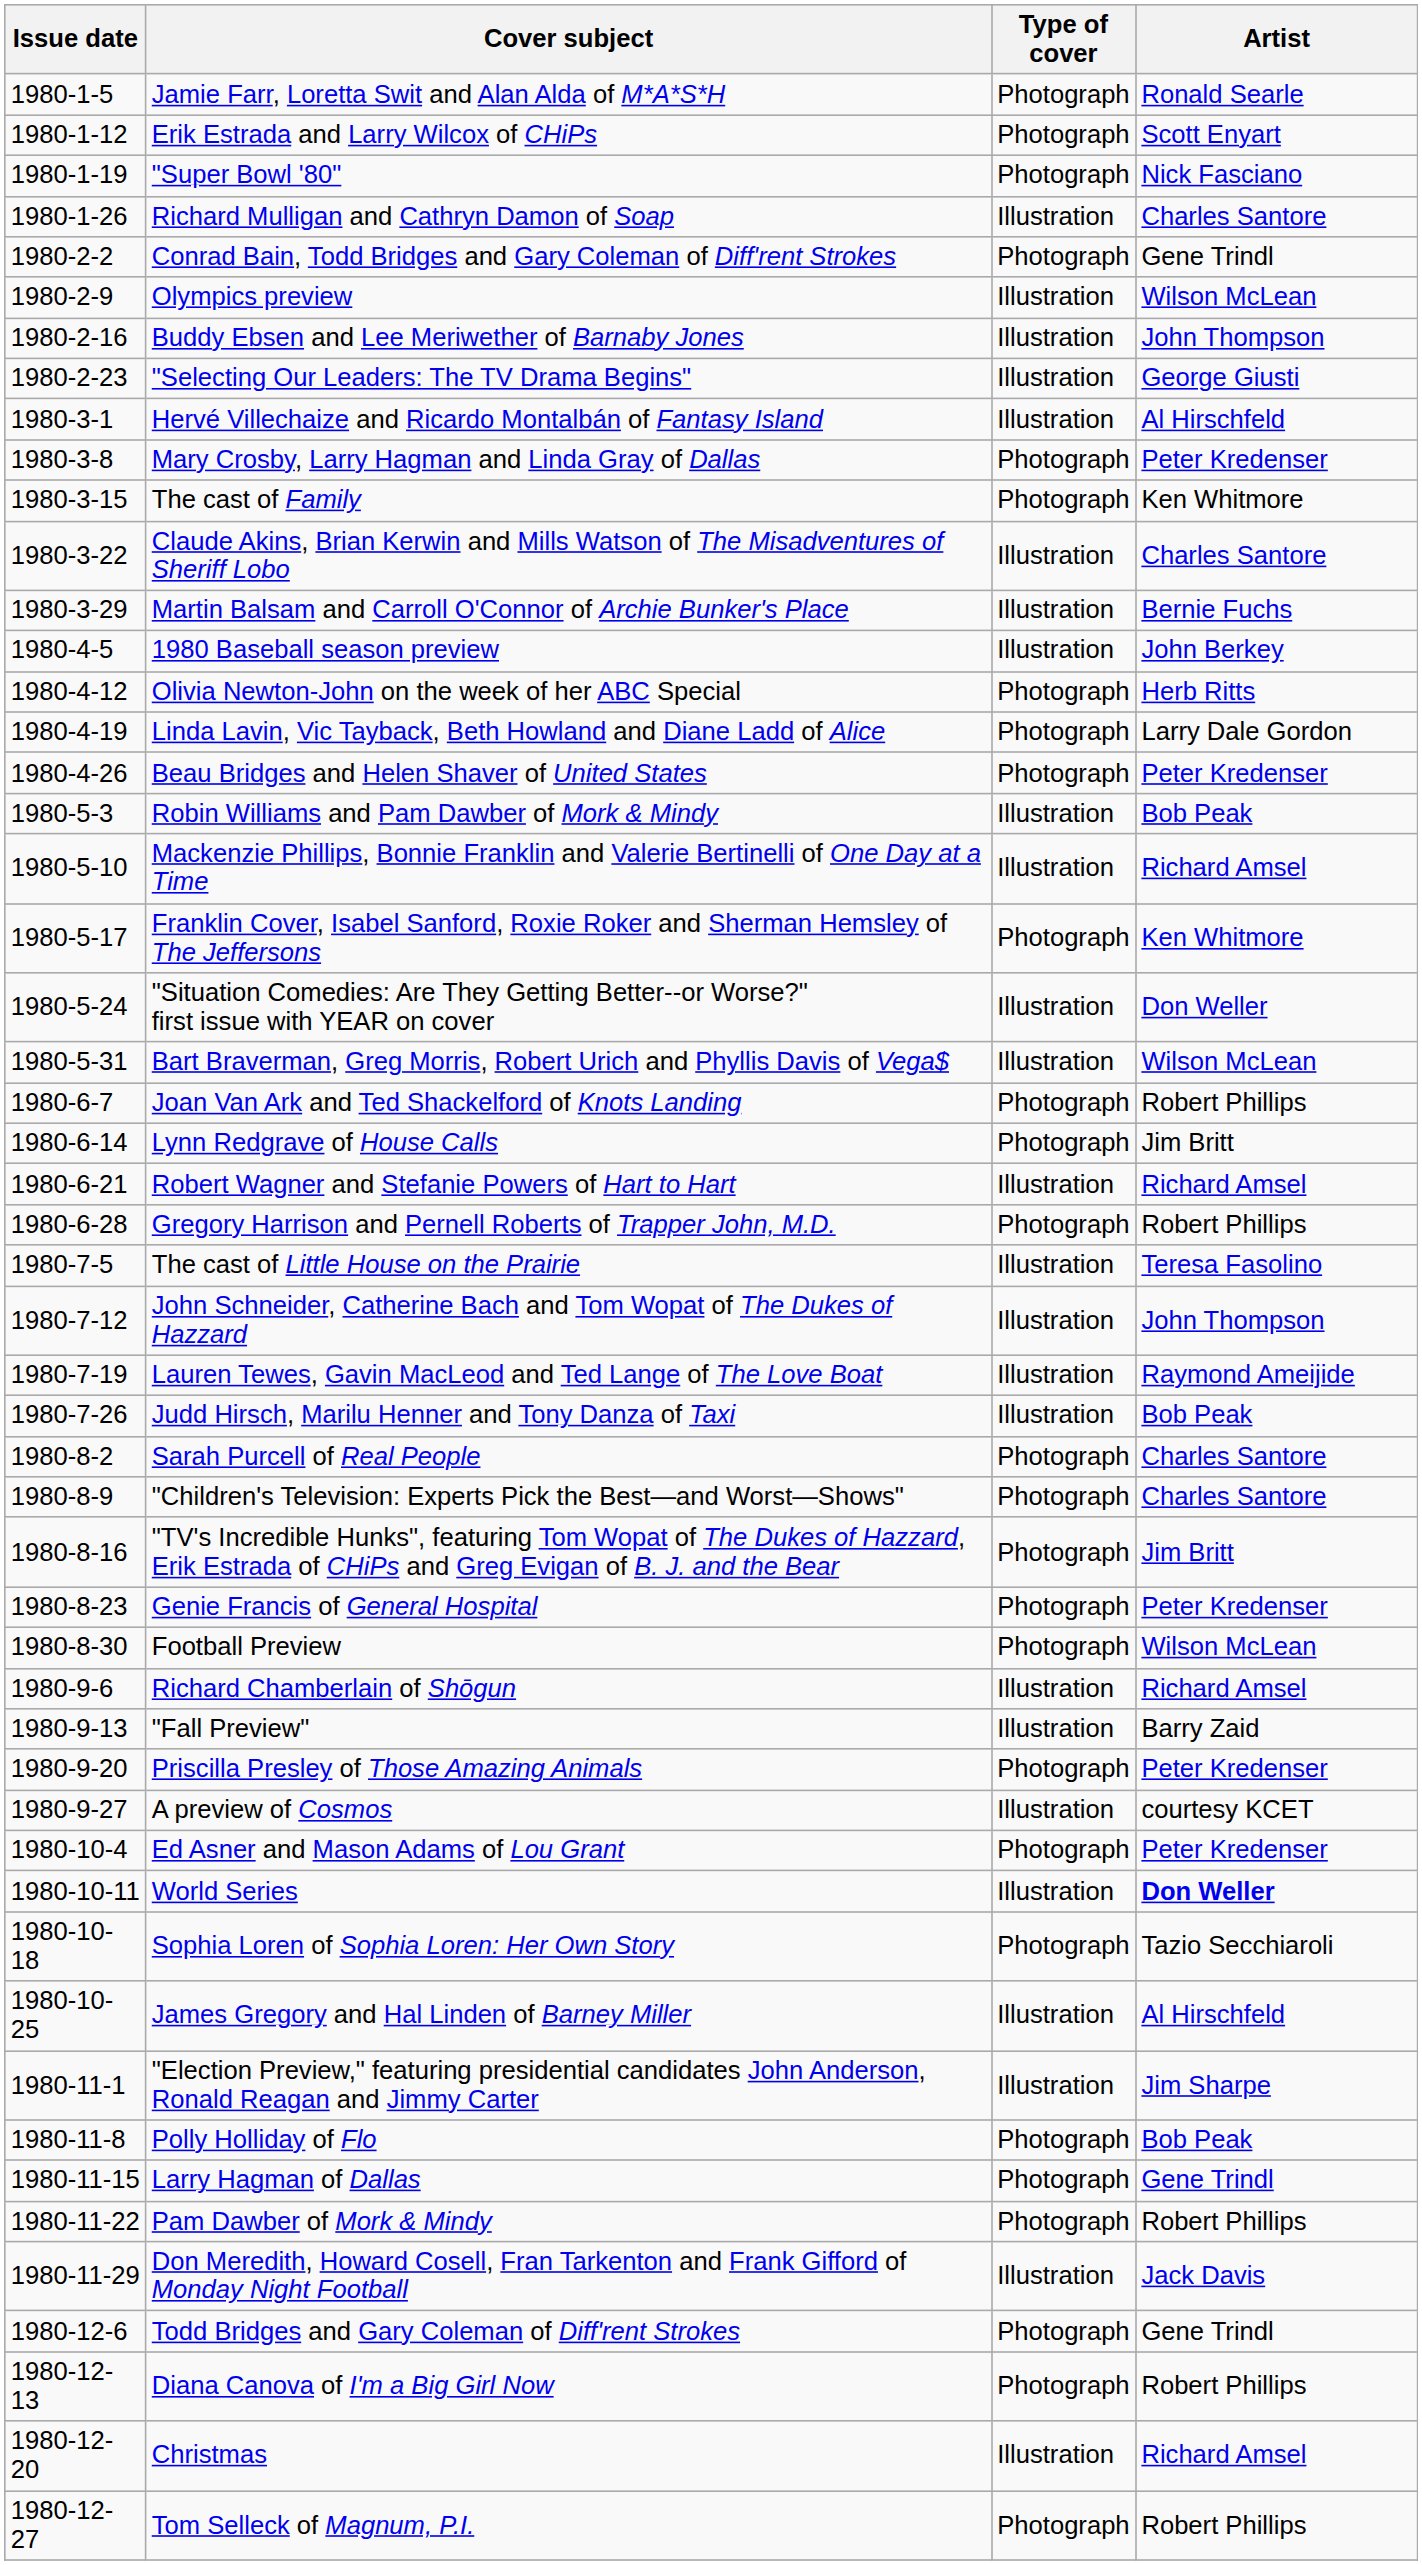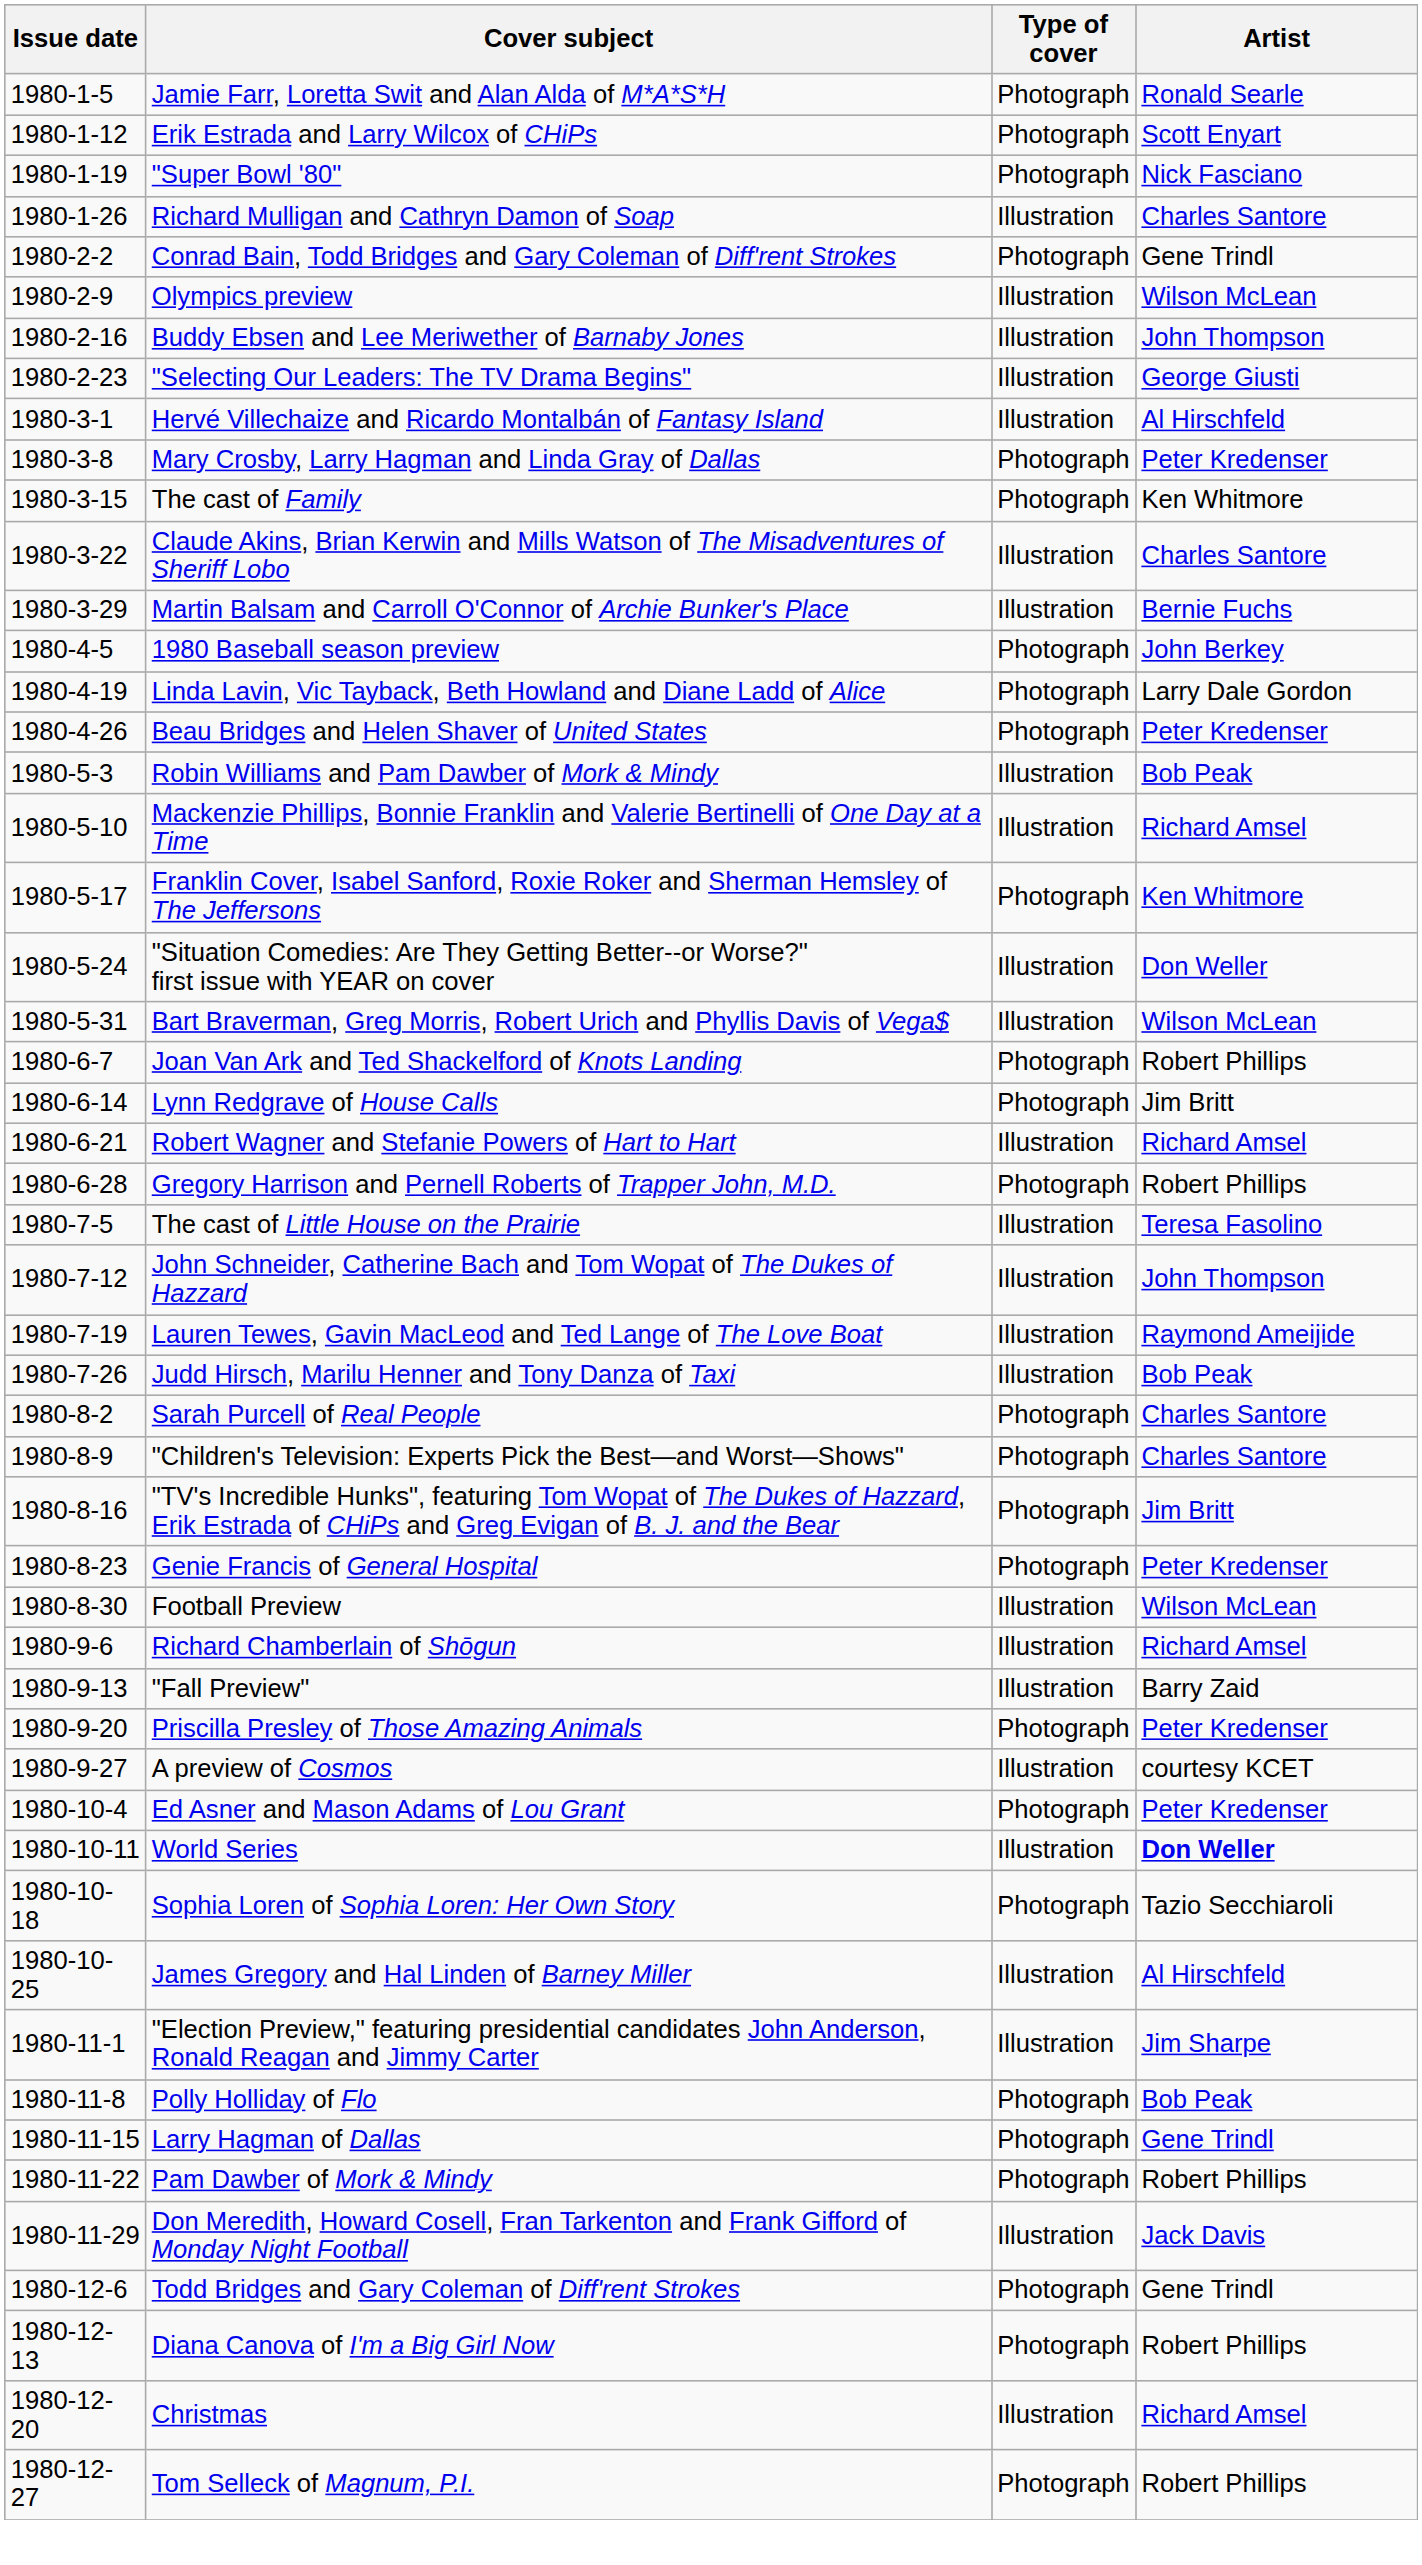(1056, 650) Illustration -> (1063, 650) Photograph
- row: (446, 691)
(1063, 1647) Photograph -> (1056, 1606) Illustration
